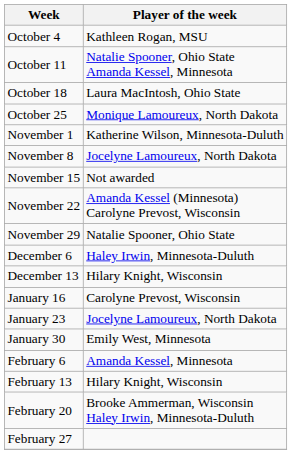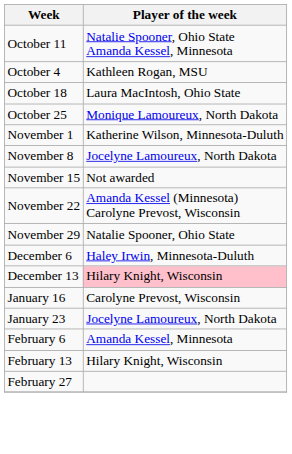rows swapped: (34, 36) <-> (37, 64)
(154, 276) no background -> (154, 276) pink background
- row: (36, 339)
- row: (40, 410)
